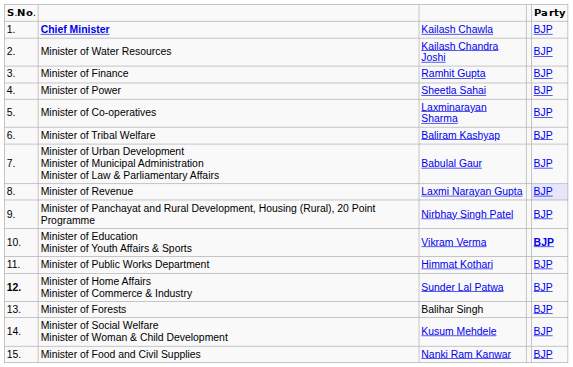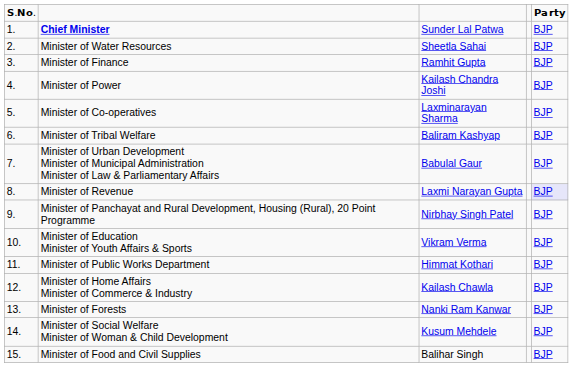(457, 29) Kailash Chawla -> (462, 29) Sunder Lal Patwa
(460, 52) Kailash Chandra Joshi -> (454, 46) Sheetla Sahai
(454, 91) Sheetla Sahai -> (460, 85) Kailash Chandra Joshi
(544, 242) bold -> (543, 242) normal
(14, 287) bold -> (14, 287) normal
(462, 287) Sunder Lal Patwa -> (457, 287) Kailash Chawla
(452, 309) Balihar Singh -> (466, 309) Nanki Ram Kanwar
(466, 354) Nanki Ram Kanwar -> (452, 354) Balihar Singh
